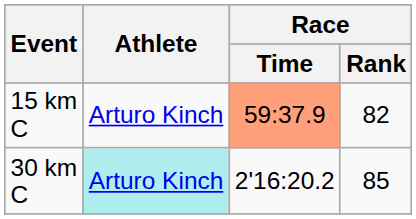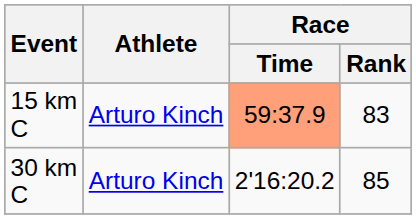(376, 116) 82 -> (376, 116) 83
(156, 181) paleturquoise background -> (156, 181) no background
